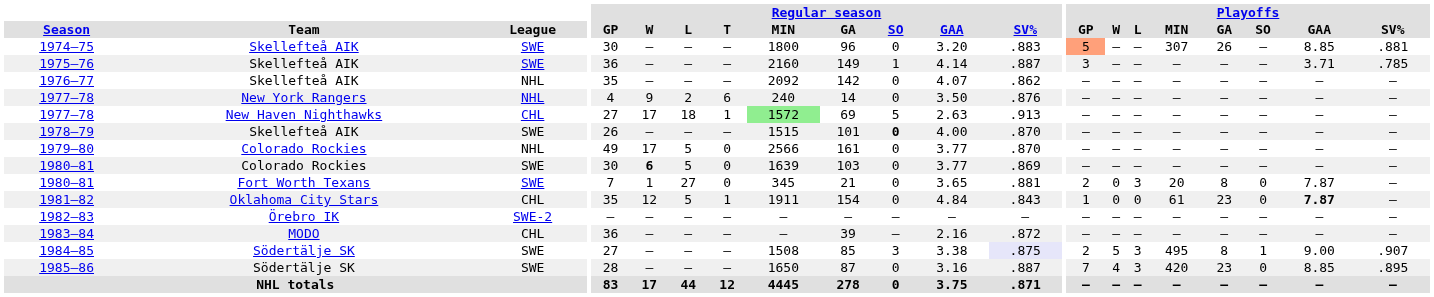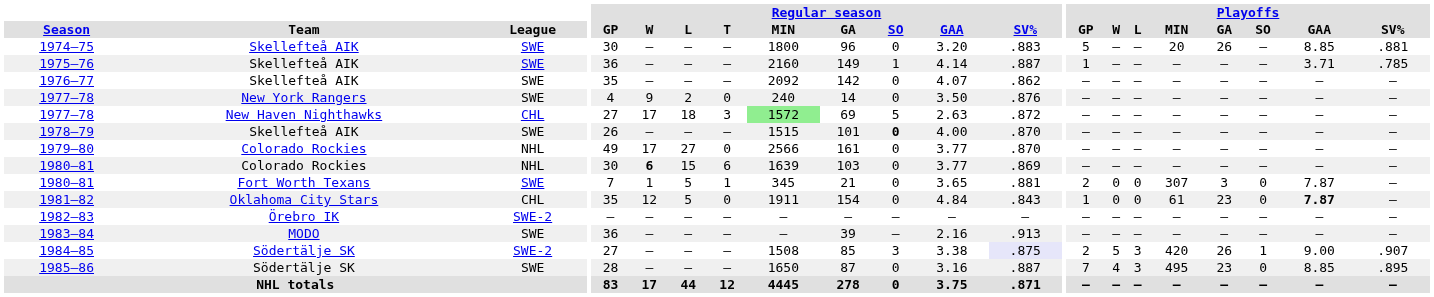(1086, 46) lightsalmon background -> (1086, 46) no background
(1177, 46) 307 -> (1177, 46) 20
(1086, 64) 3 -> (1086, 64) 1
(533, 80) NHL -> (533, 80) SWE
(533, 98) NHL -> (533, 98) SWE
(727, 98) 6 -> (727, 98) 0
(727, 114) 1 -> (727, 114) 3
(1025, 114) .913 -> (1025, 114) .872
(688, 148) 5 -> (688, 148) 27
(533, 166) SWE -> (533, 166) NHL
(688, 166) 5 -> (688, 166) 15
(727, 166) 0 -> (727, 166) 6
(688, 182) 27 -> (688, 182) 5
(727, 182) 0 -> (727, 182) 1
(1138, 182) 3 -> (1138, 182) 0
(1177, 182) 20 -> (1177, 182) 307
(1224, 182) 8 -> (1224, 182) 3
(727, 200) 1 -> (727, 200) 0
(533, 234) CHL -> (533, 234) SWE
(1025, 234) .872 -> (1025, 234) .913
(533, 250) SWE -> (533, 250) SWE-2
(1177, 250) 495 -> (1177, 250) 420
(1224, 250) 8 -> (1224, 250) 26
(1177, 268) 420 -> (1177, 268) 495
